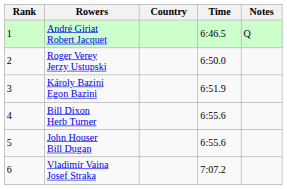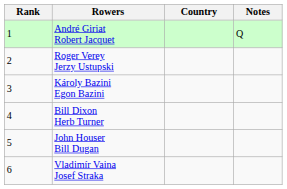- column: (220, 12)
